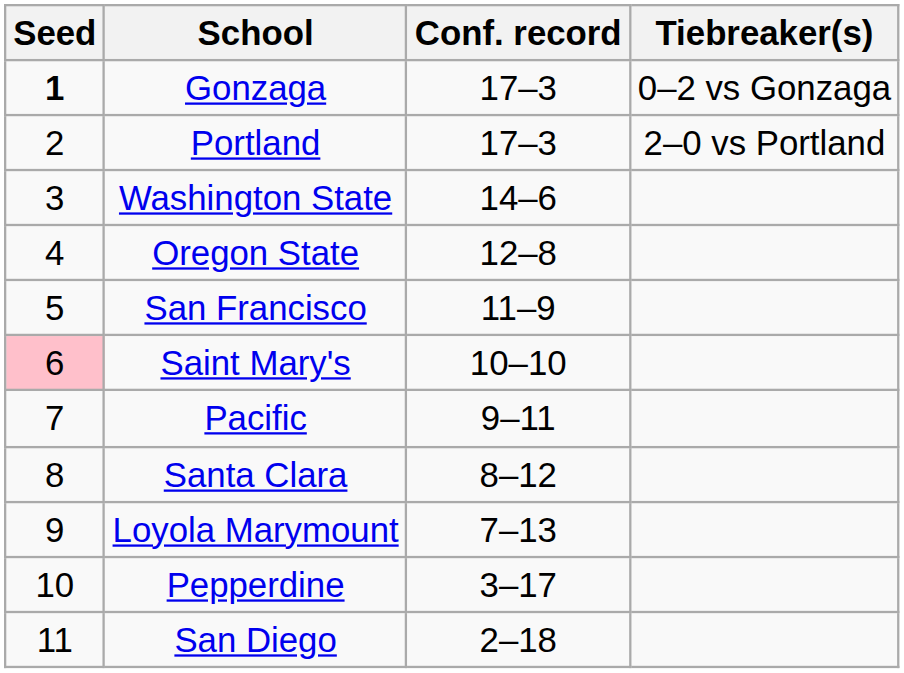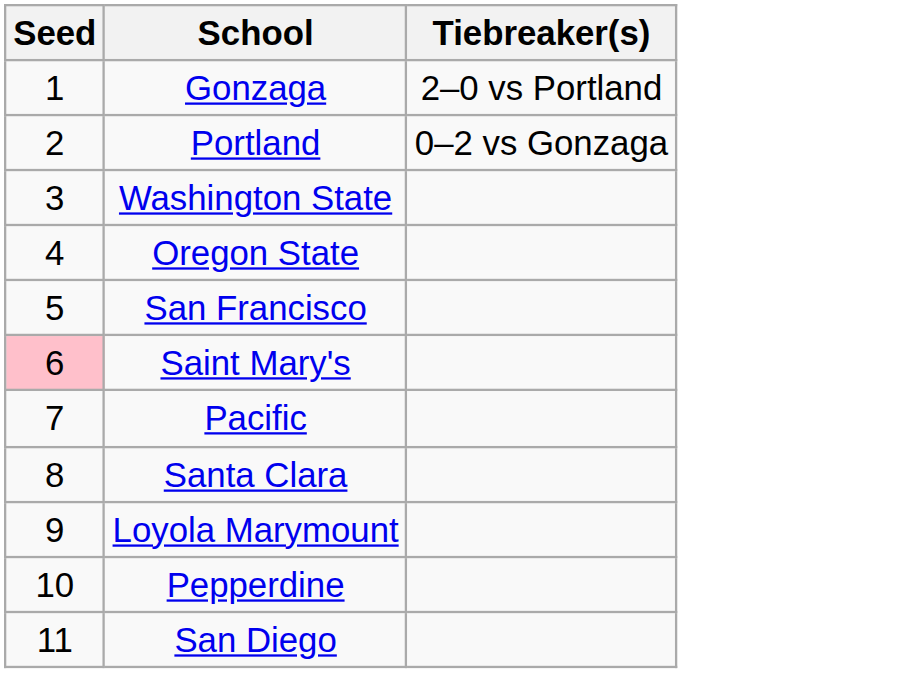- column: (518, 33)
(55, 88) bold -> (55, 88) normal
(764, 88) 0–2 vs Gonzaga -> (541, 88) 2–0 vs Portland
(764, 143) 2–0 vs Portland -> (541, 143) 0–2 vs Gonzaga
